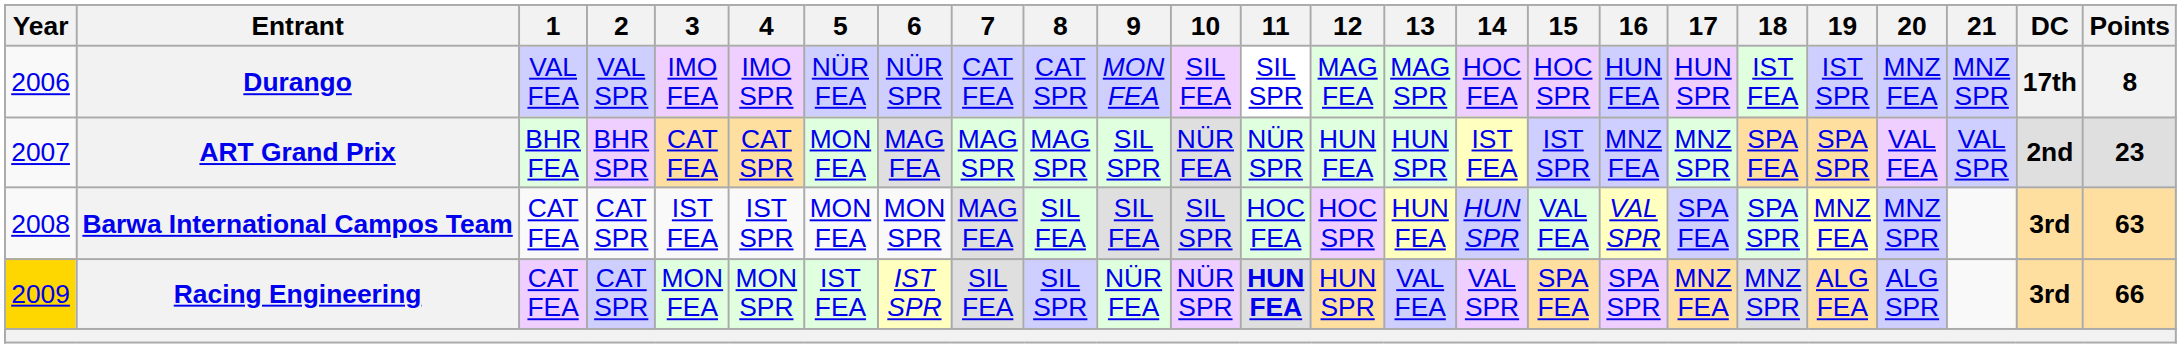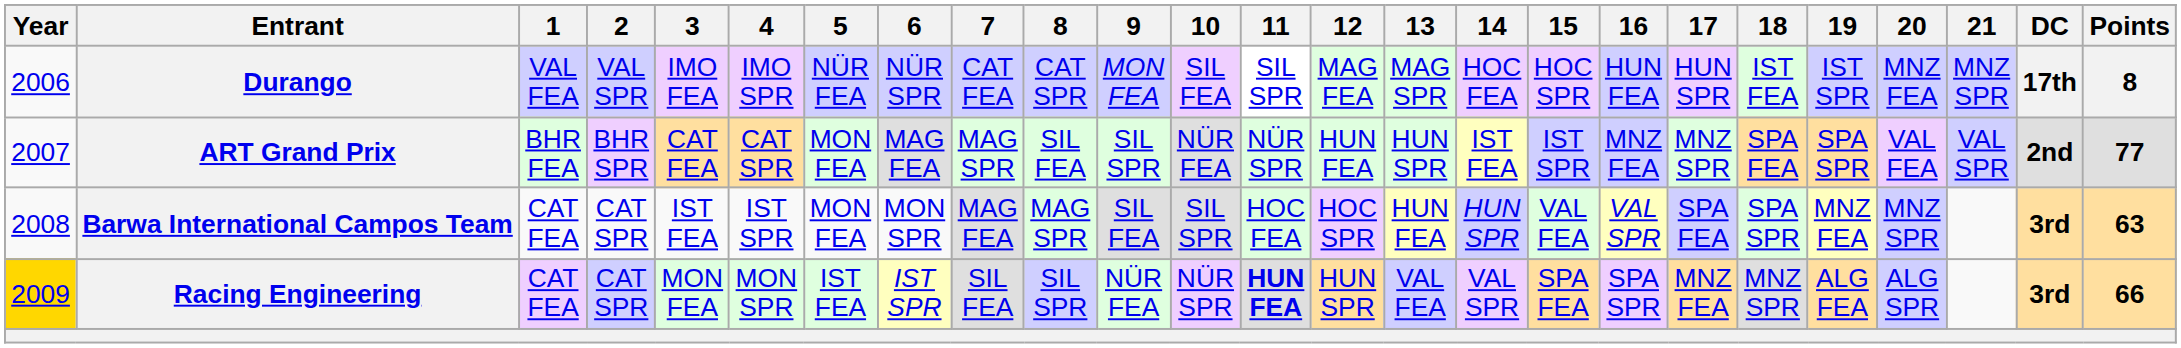(1060, 152) MAG SPR -> (1060, 152) SIL FEA
(2130, 152) 23 -> (2130, 152) 77
(1060, 223) SIL FEA -> (1060, 223) MAG SPR
